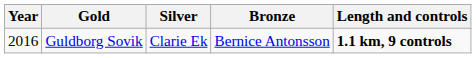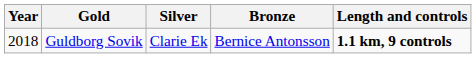(23, 40) 2016 -> (23, 40) 2018
